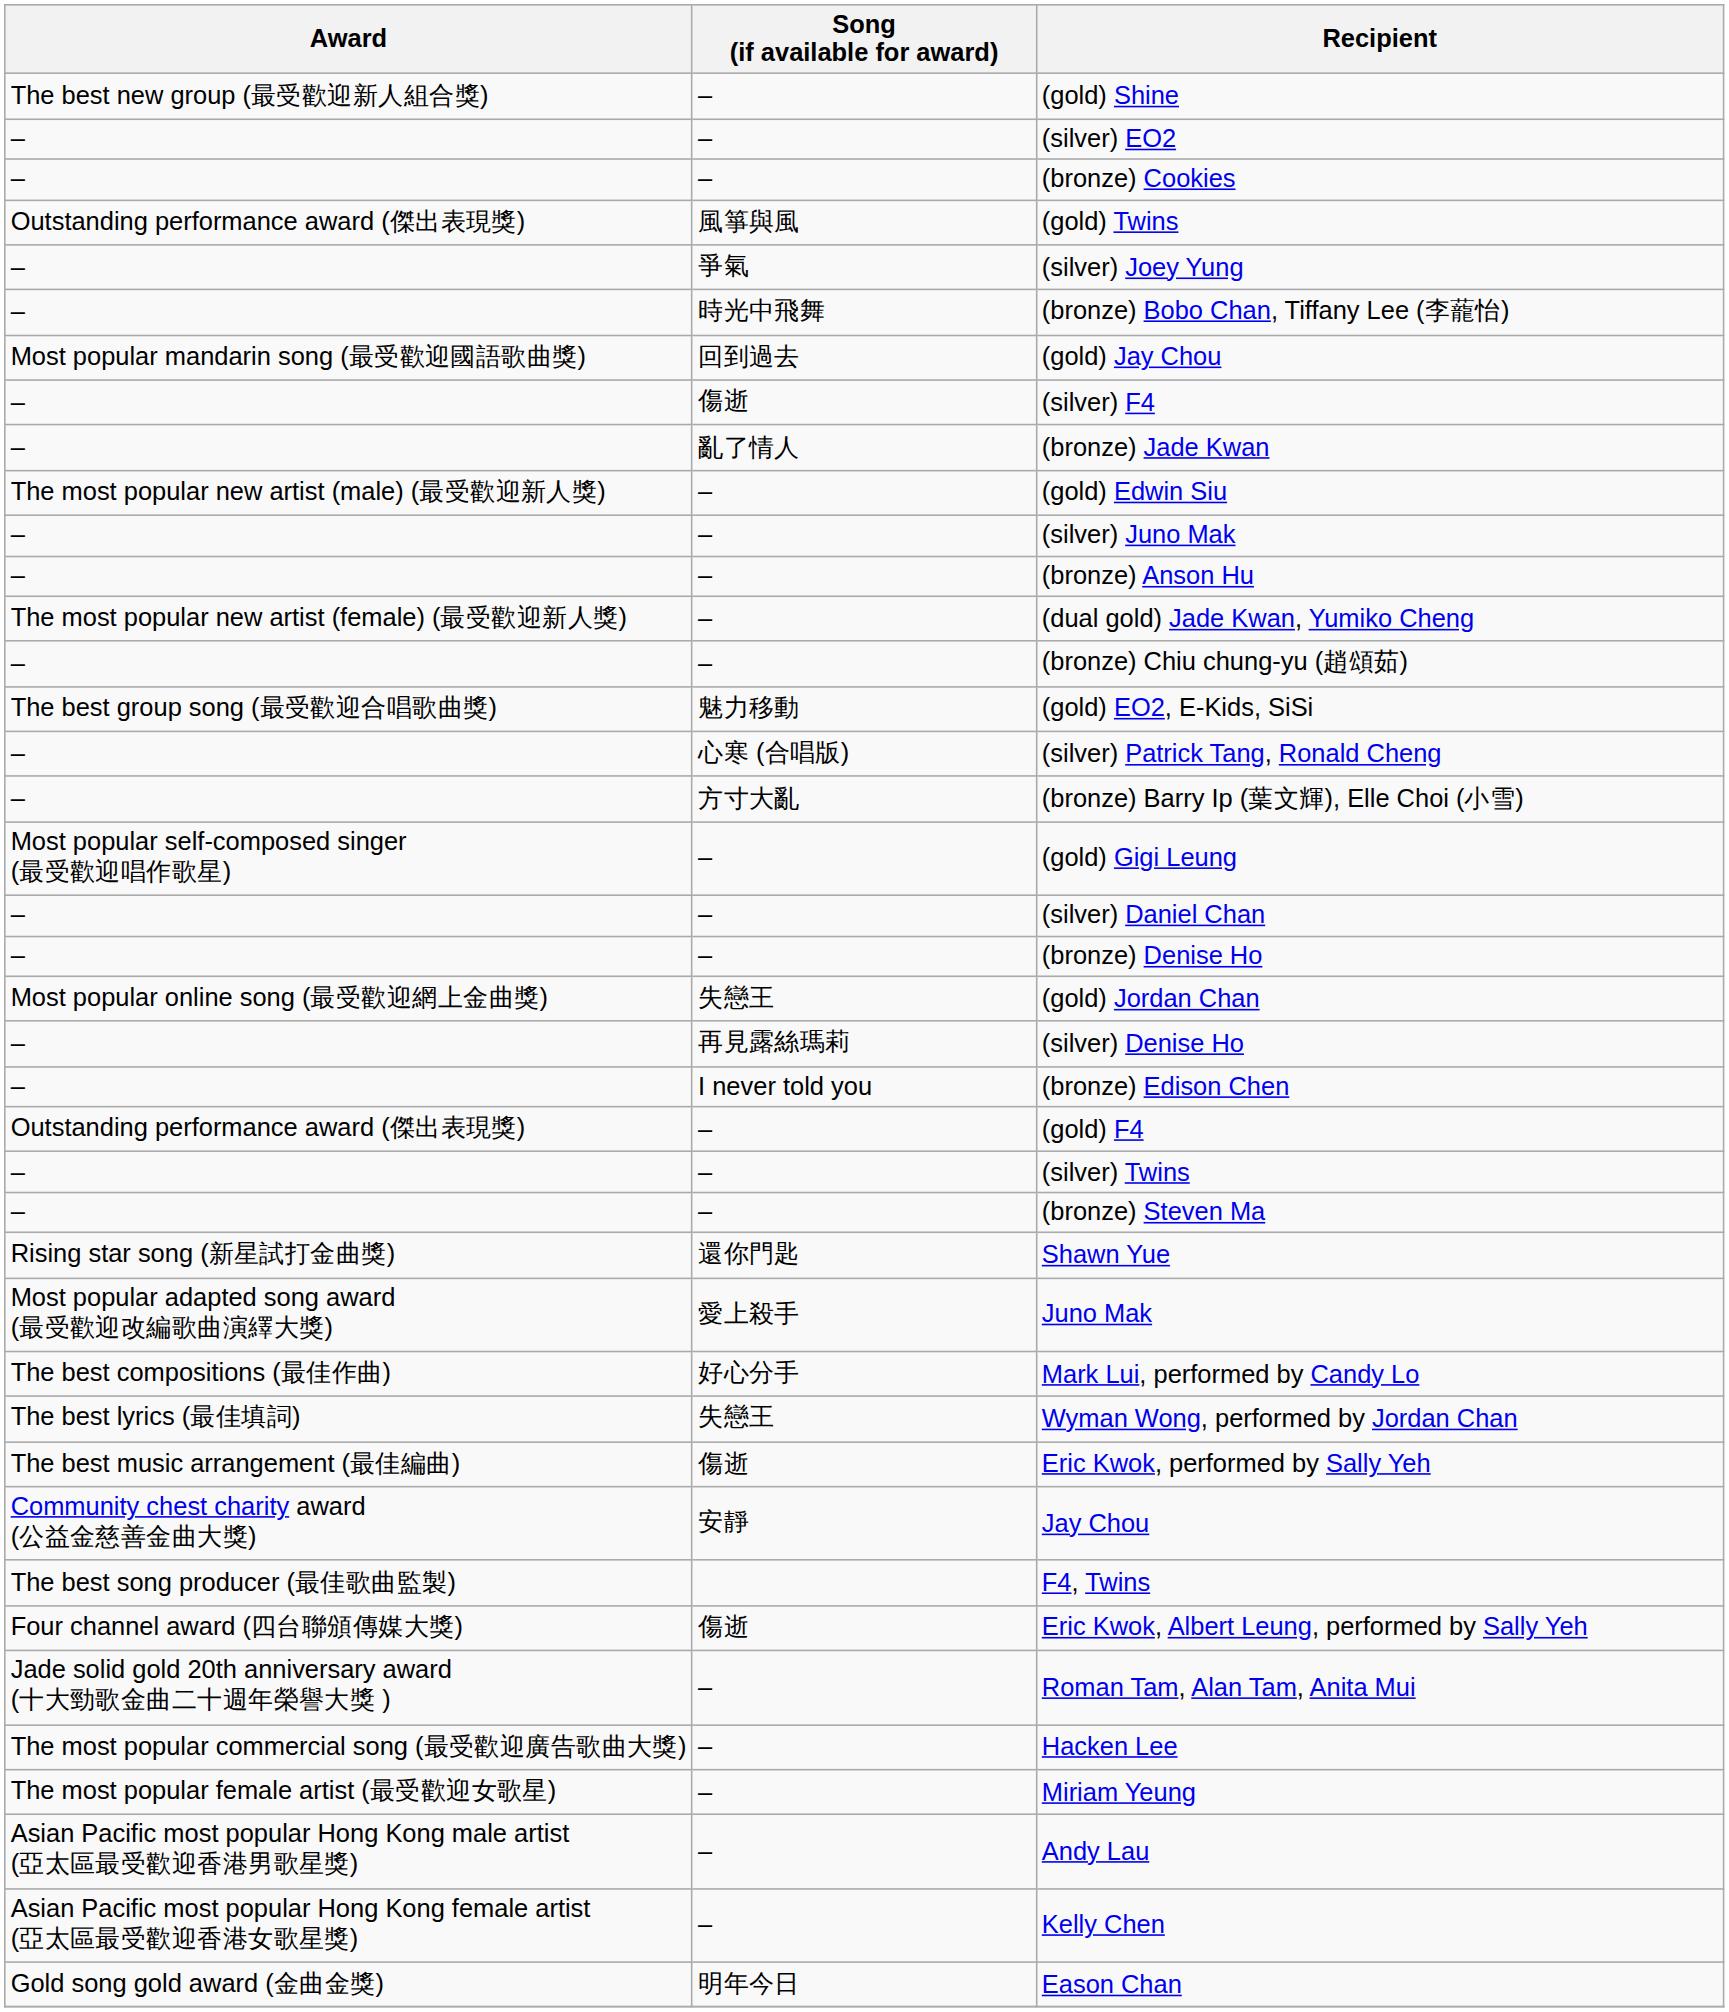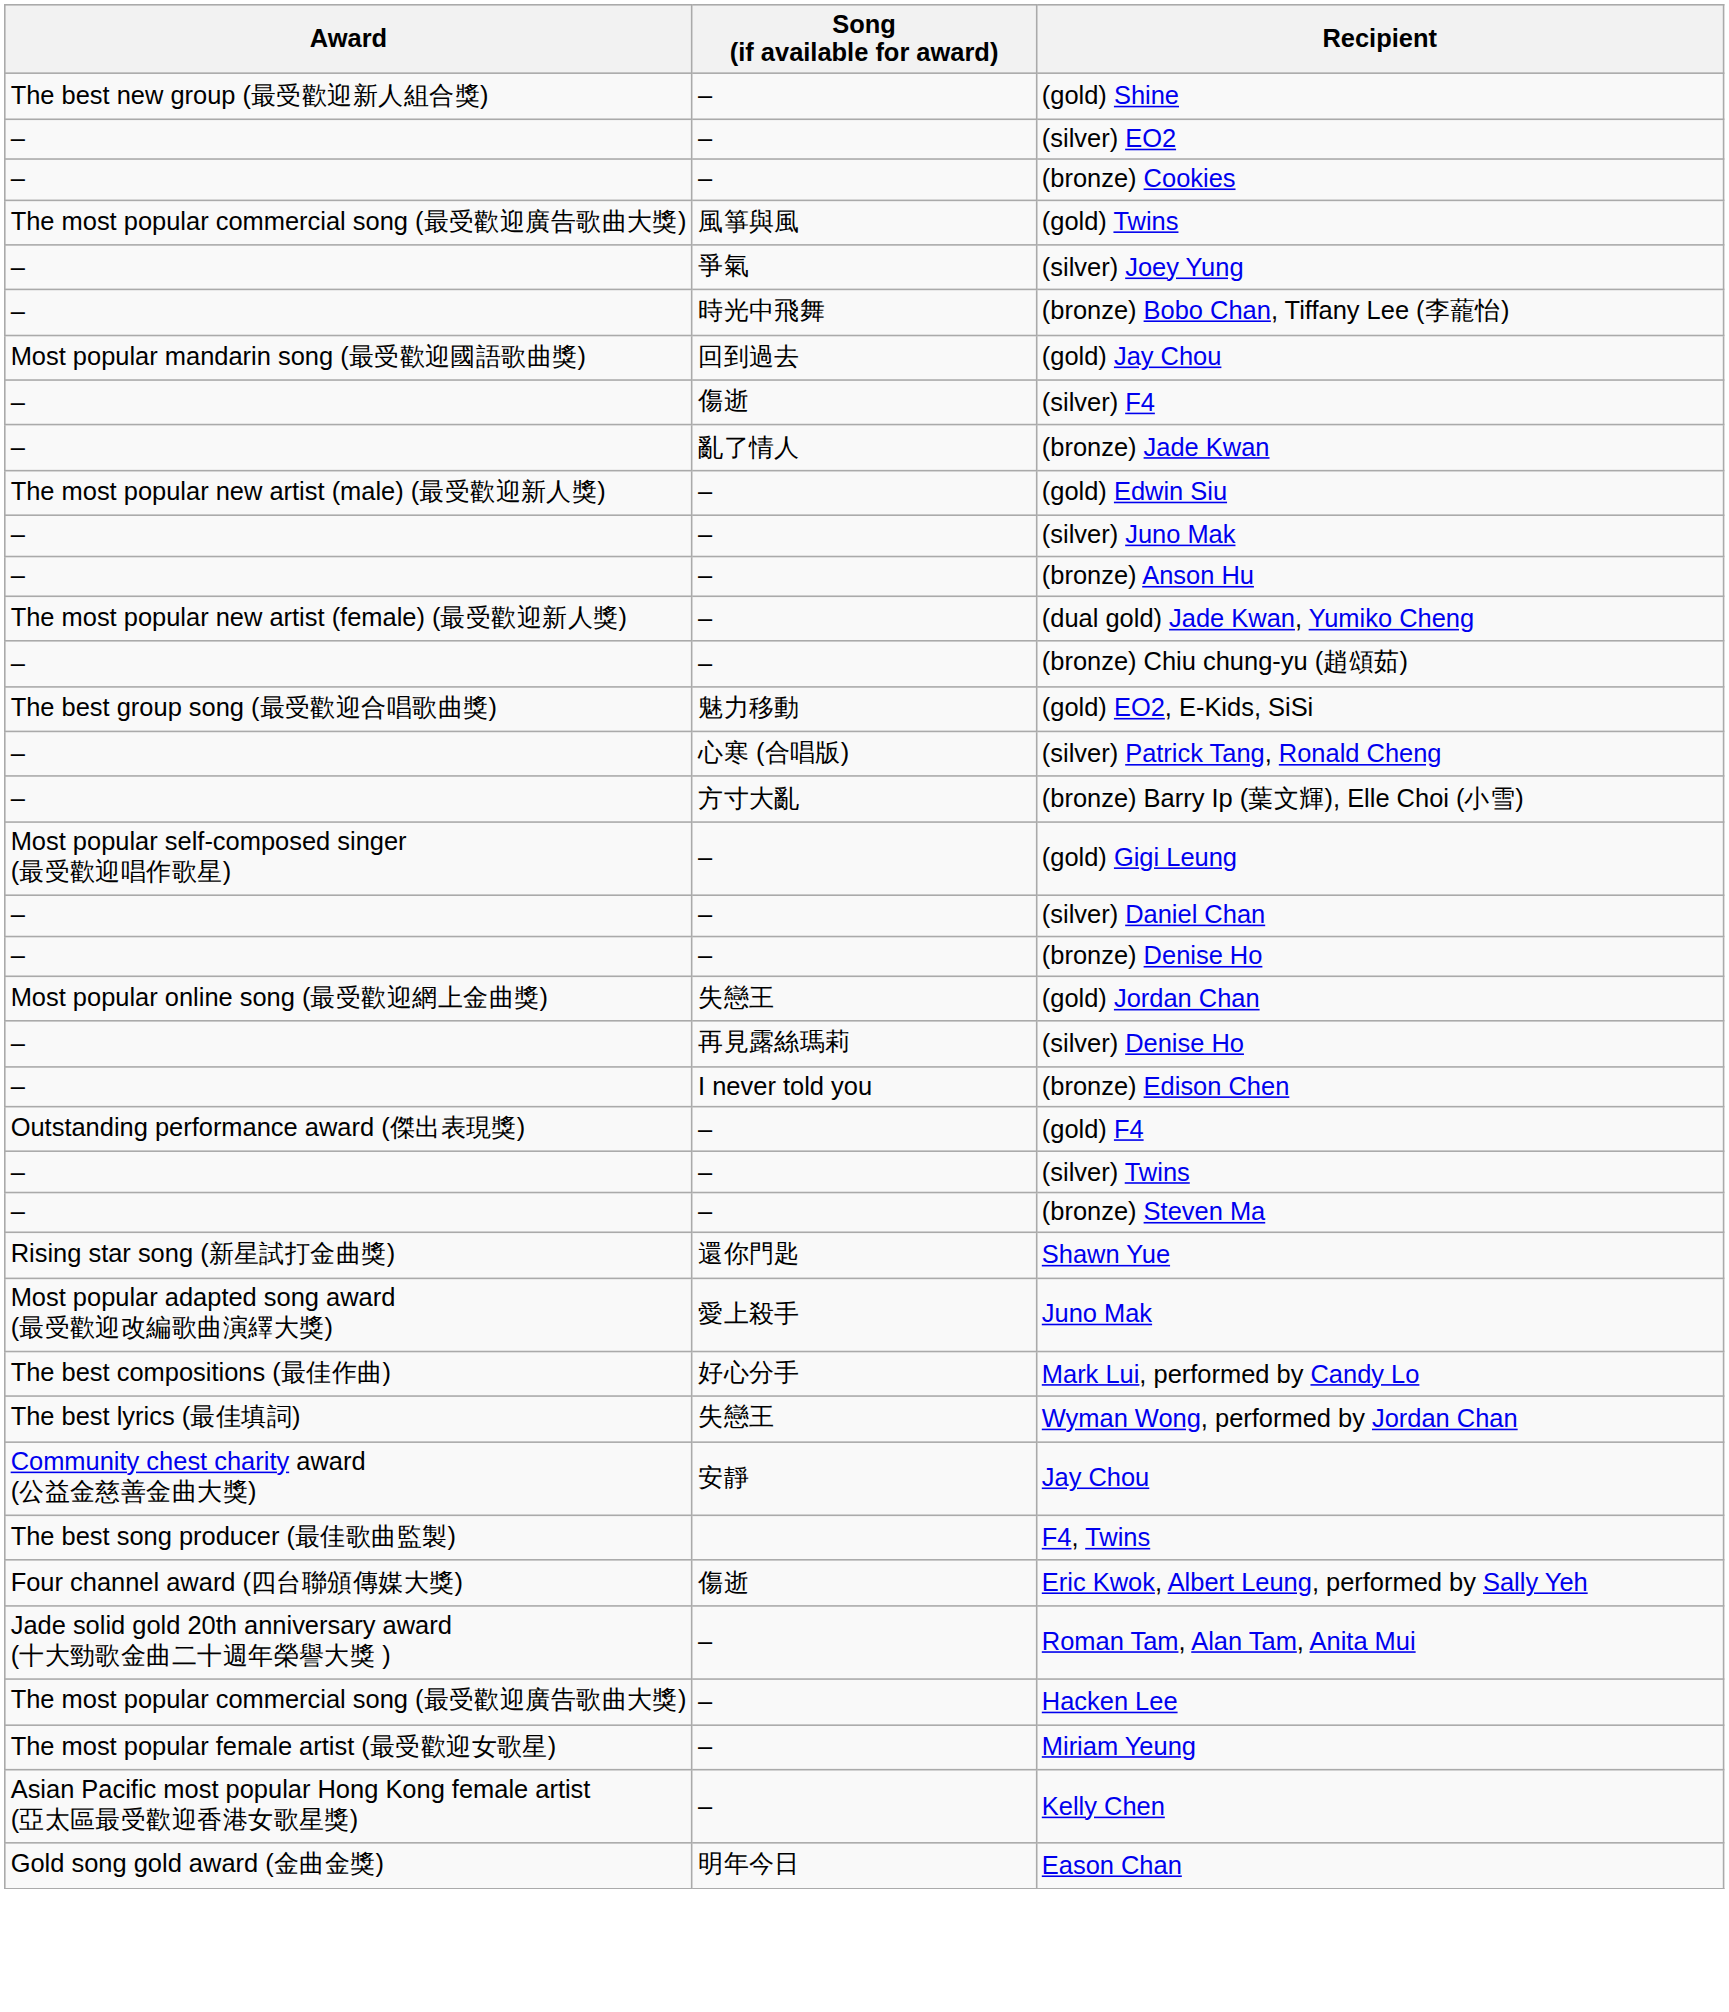(268, 221) Outstanding performance award (傑出表現獎) -> (349, 221) The most popular commercial song (最受歡迎廣告歌曲大獎)
- row: (1236, 1463)
- row: (1096, 1851)
